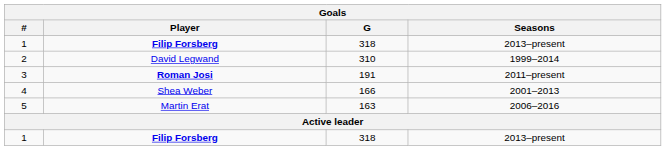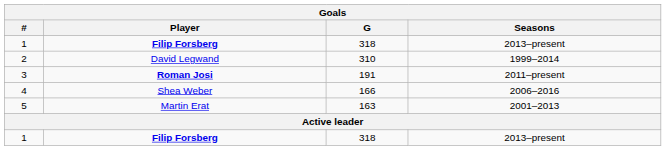(535, 91) 2001–2013 -> (535, 91) 2006–2016
(535, 106) 2006–2016 -> (535, 106) 2001–2013
